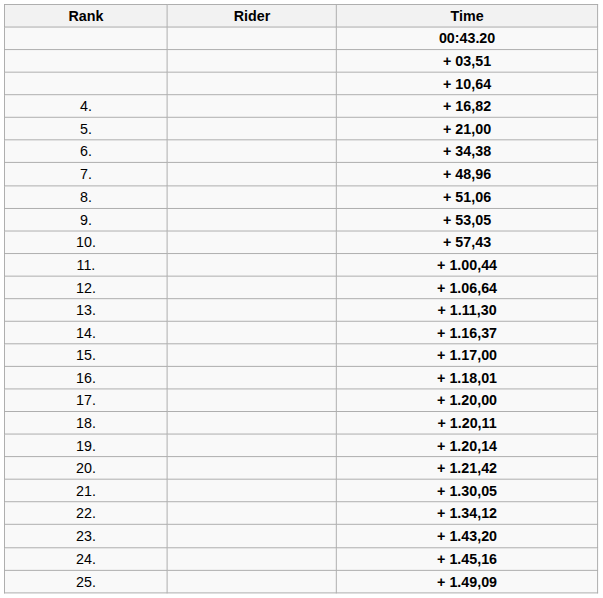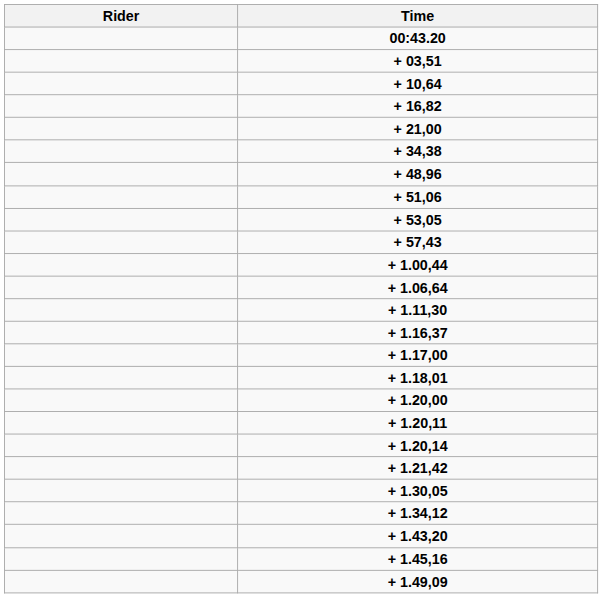- column: (86, 16)
